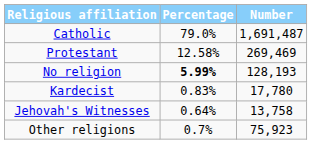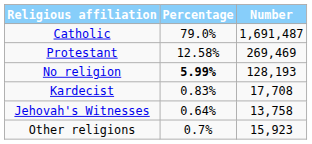(271, 91) 17,780 -> (271, 91) 17,708
(271, 130) 75,923 -> (271, 130) 15,923
